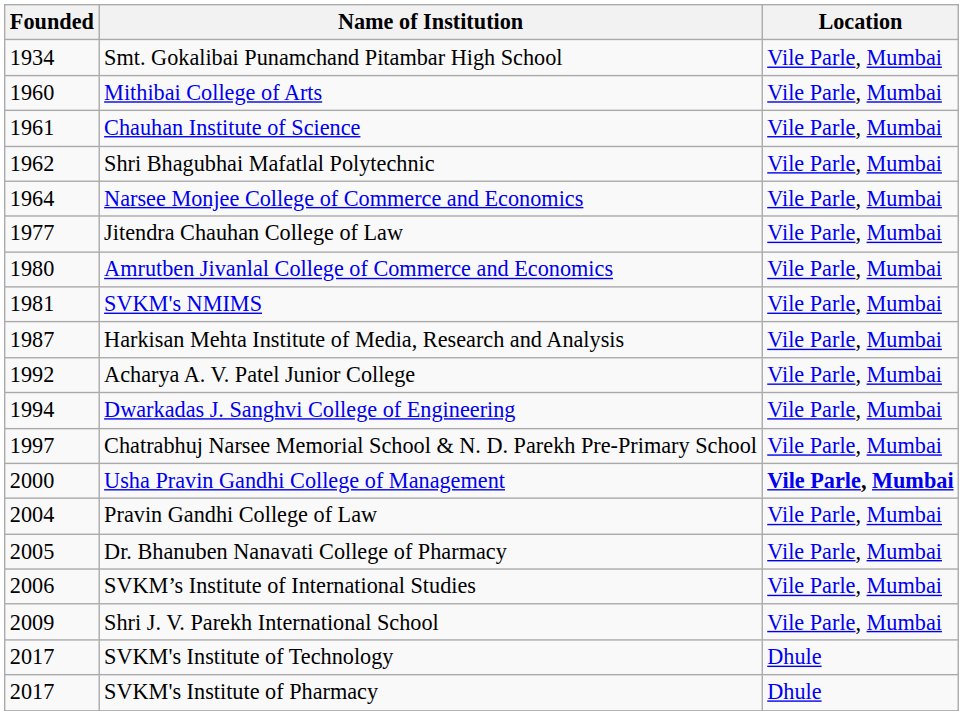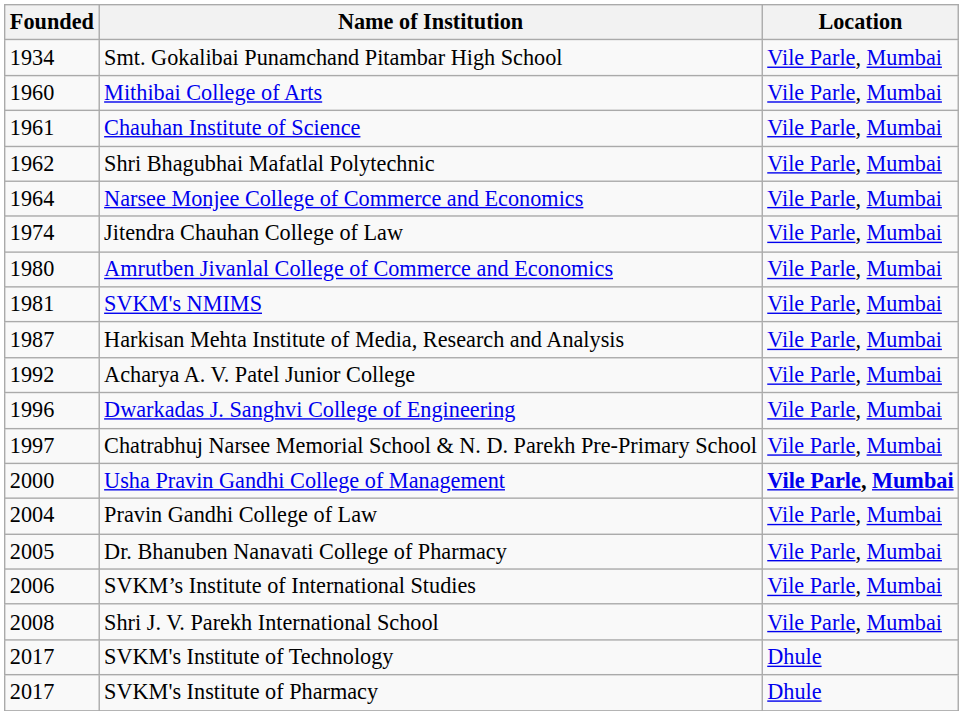(32, 233) 1977 -> (32, 233) 1974
(32, 410) 1994 -> (32, 410) 1996
(32, 621) 2009 -> (32, 621) 2008
